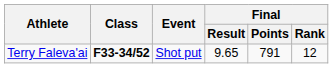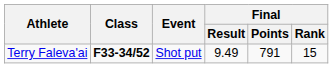(226, 54) 9.65 -> (226, 54) 9.49
(310, 54) 12 -> (310, 54) 15
